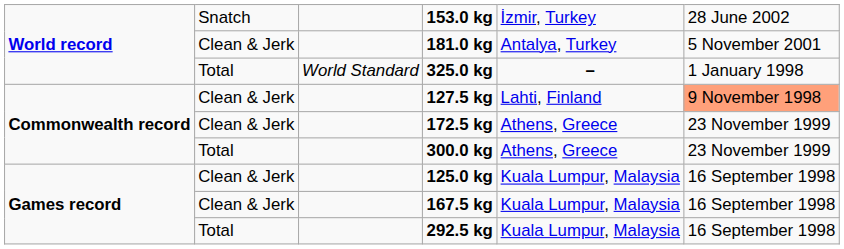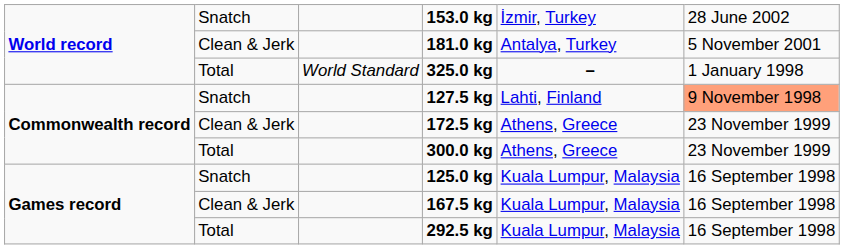(246, 97) Clean & Jerk -> (224, 97) Snatch
(246, 177) Clean & Jerk -> (224, 177) Snatch
